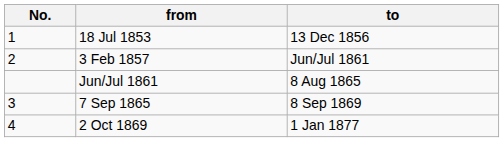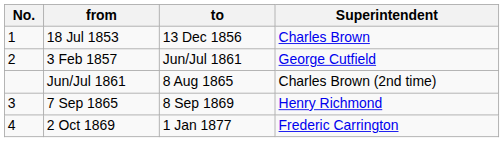+ column: (387, 15)
